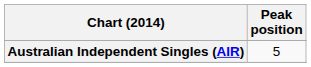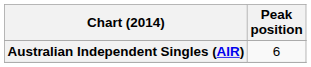(277, 51) 5 -> (277, 51) 6
